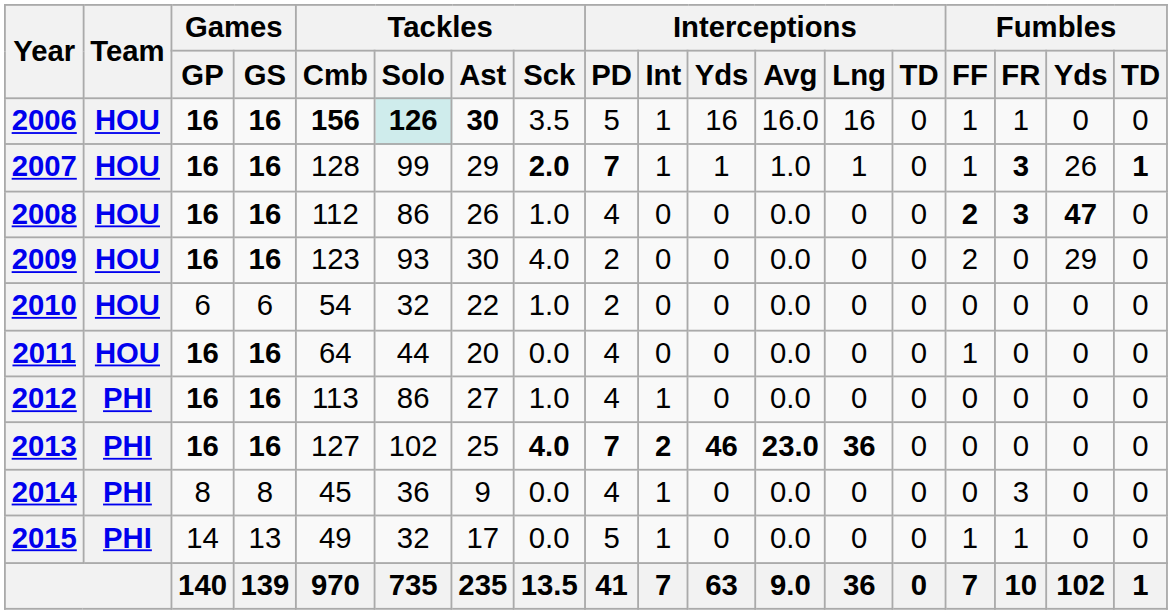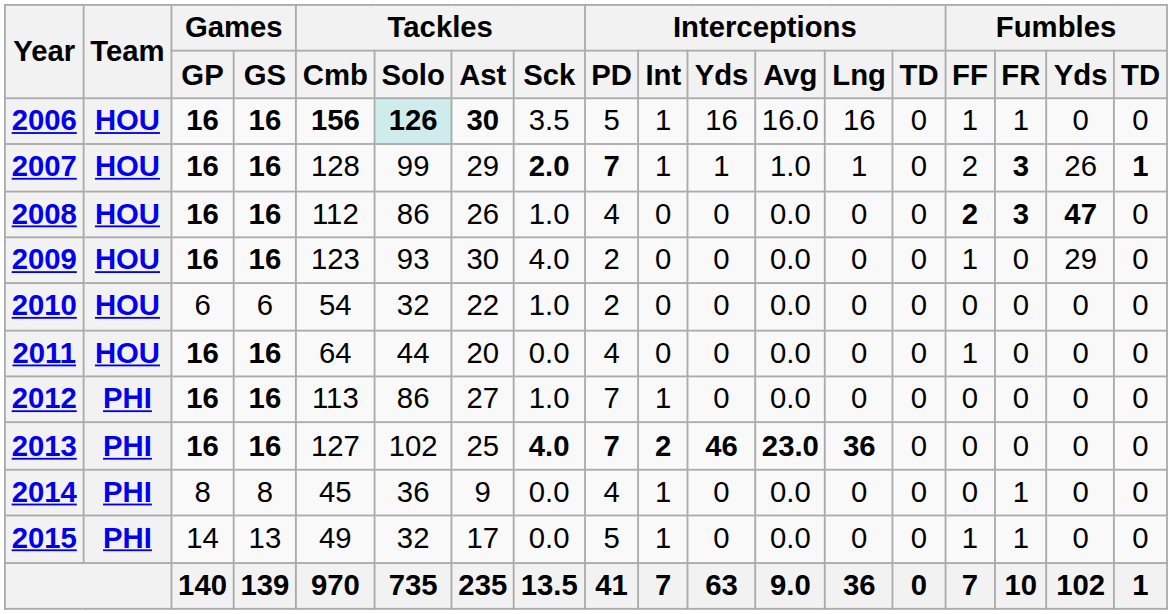(970, 167) 1 -> (970, 167) 2
(970, 259) 2 -> (970, 259) 1
(612, 399) 4 -> (612, 399) 7
(1021, 492) 3 -> (1021, 492) 1
